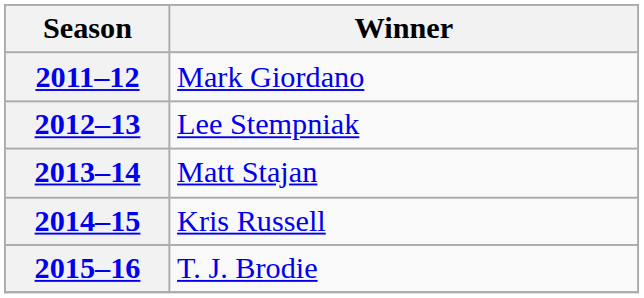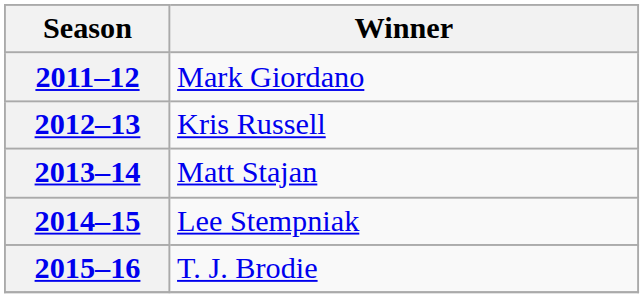(268, 124) Lee Stempniak -> (251, 124) Kris Russell
(251, 220) Kris Russell -> (268, 220) Lee Stempniak
